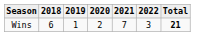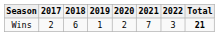+ column: (51, 11)
